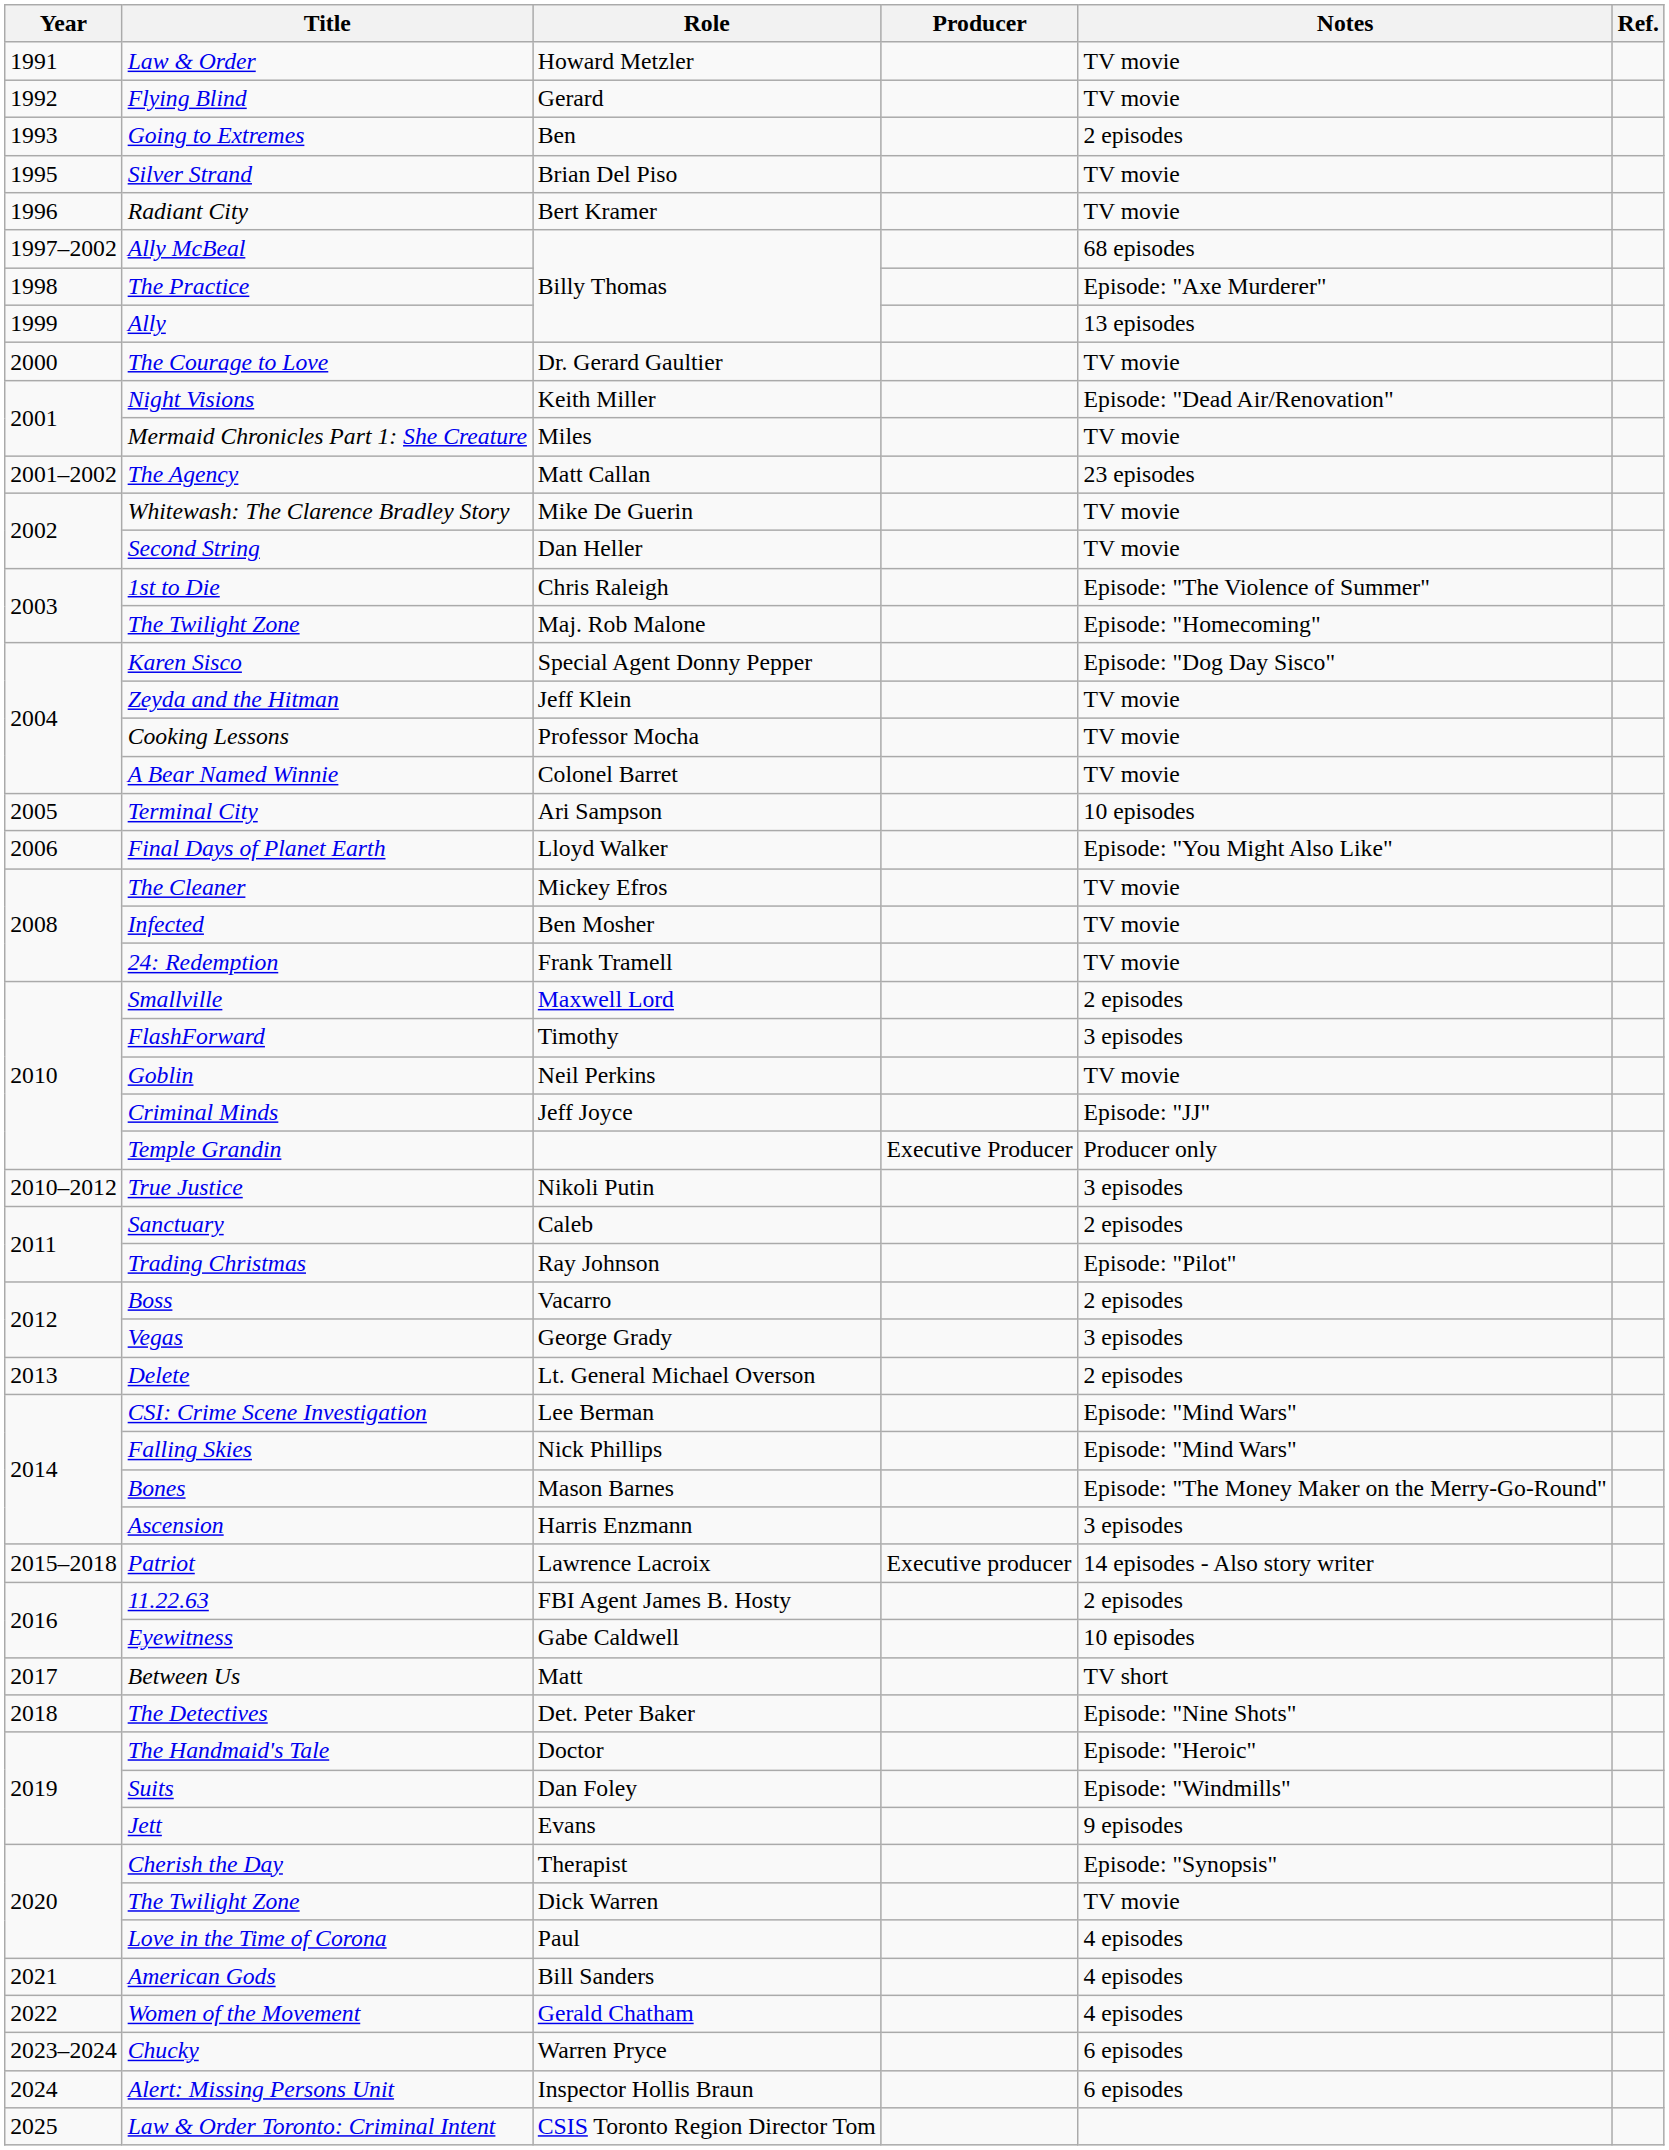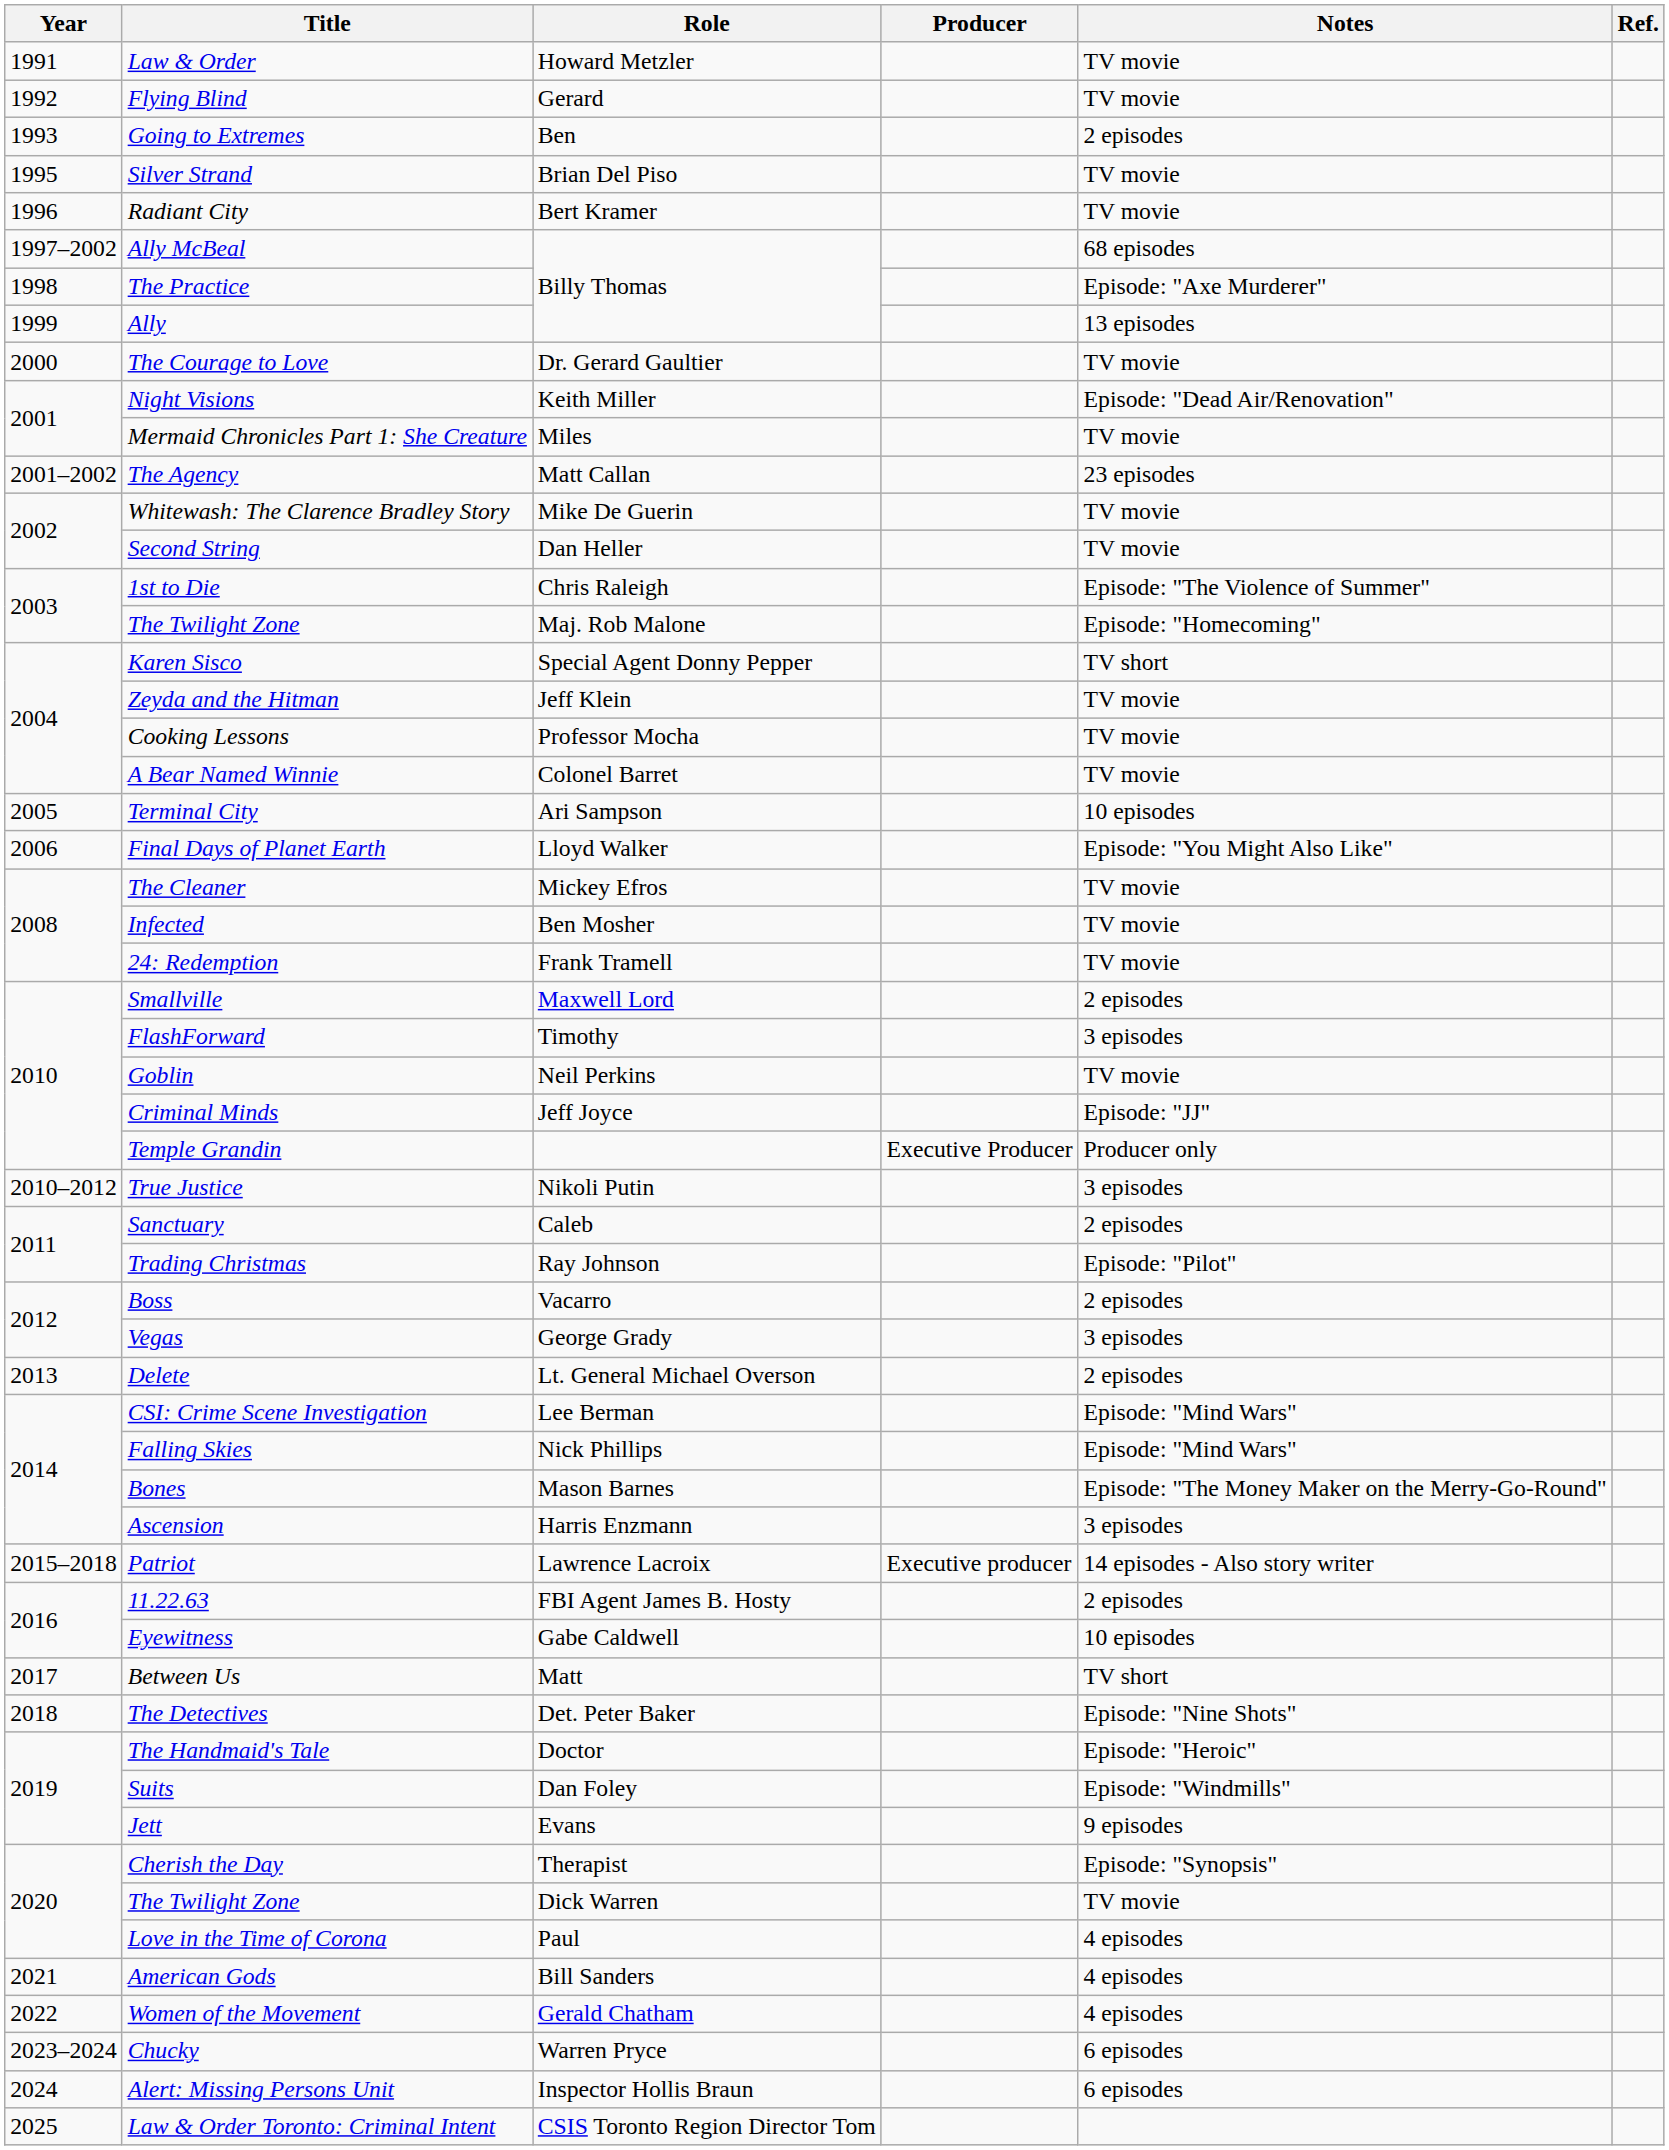(1209, 661) Episode: "Dog Day Sisco" -> (1126, 661) TV short
